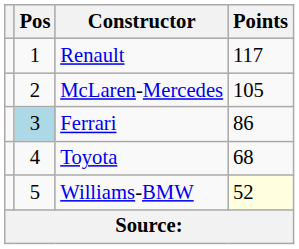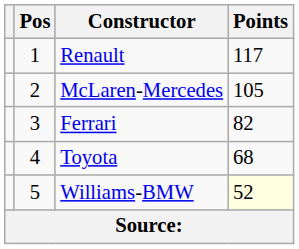(35, 123) lightblue background -> (35, 123) no background
(243, 123) 86 -> (243, 123) 82
